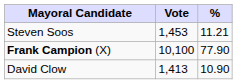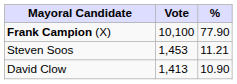rows swapped: (59, 50) <-> (40, 32)
